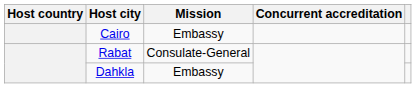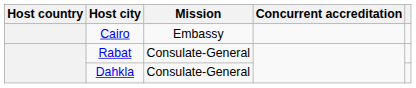(198, 72) Embassy -> (198, 72) Consulate-General
